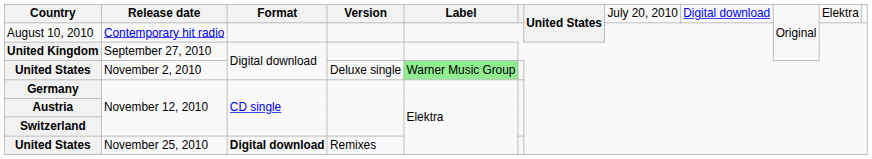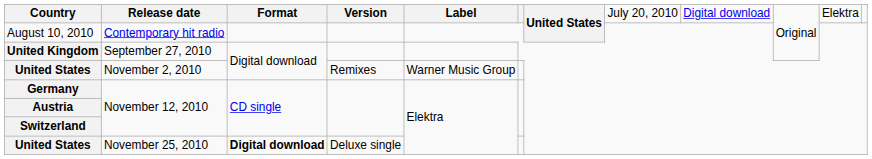(366, 70) Deluxe single -> (353, 70) Remixes
(461, 70) lightgreen background -> (461, 70) no background
(353, 145) Remixes -> (366, 145) Deluxe single
